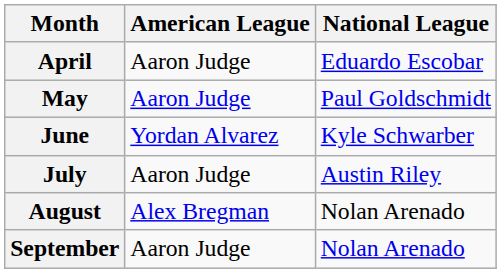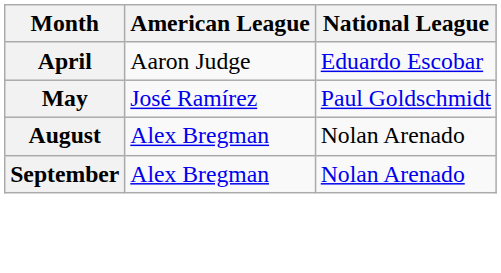(190, 98) Aaron Judge -> (194, 98) José Ramírez
- row: (65, 135)
- row: (65, 173)
(190, 248) Aaron Judge -> (200, 173) Alex Bregman
